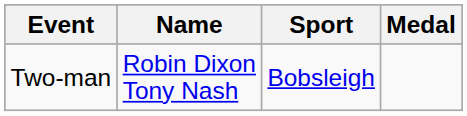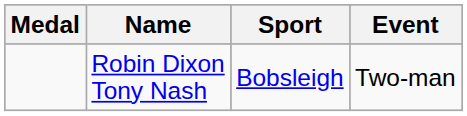columns swapped: (421, 25) <-> (61, 25)
